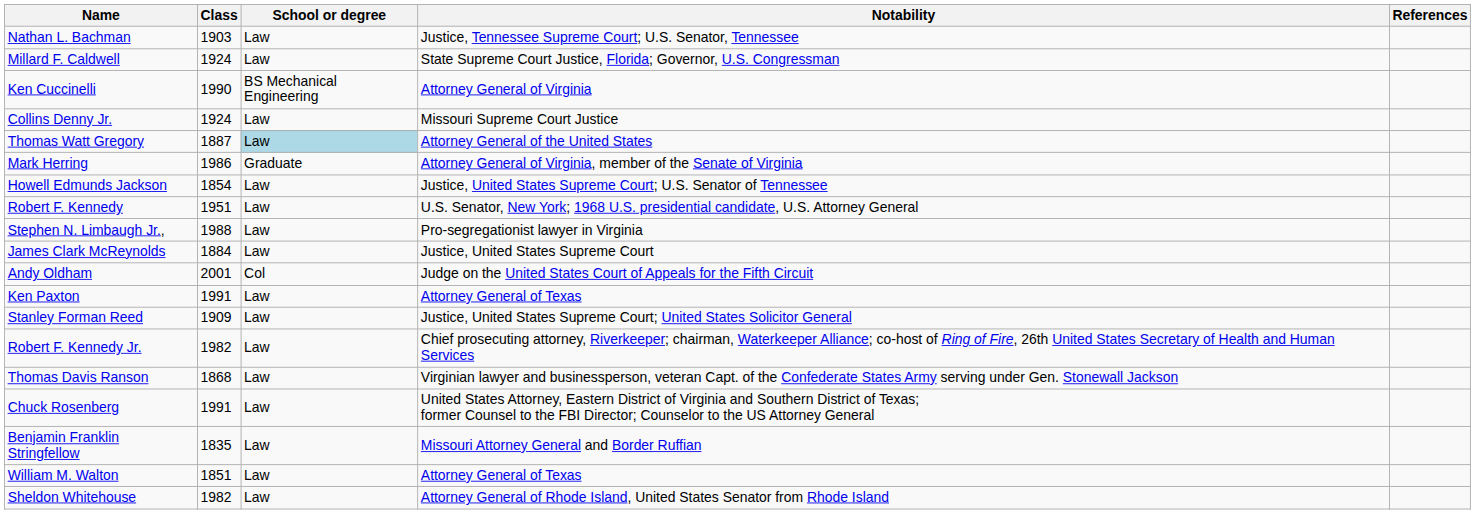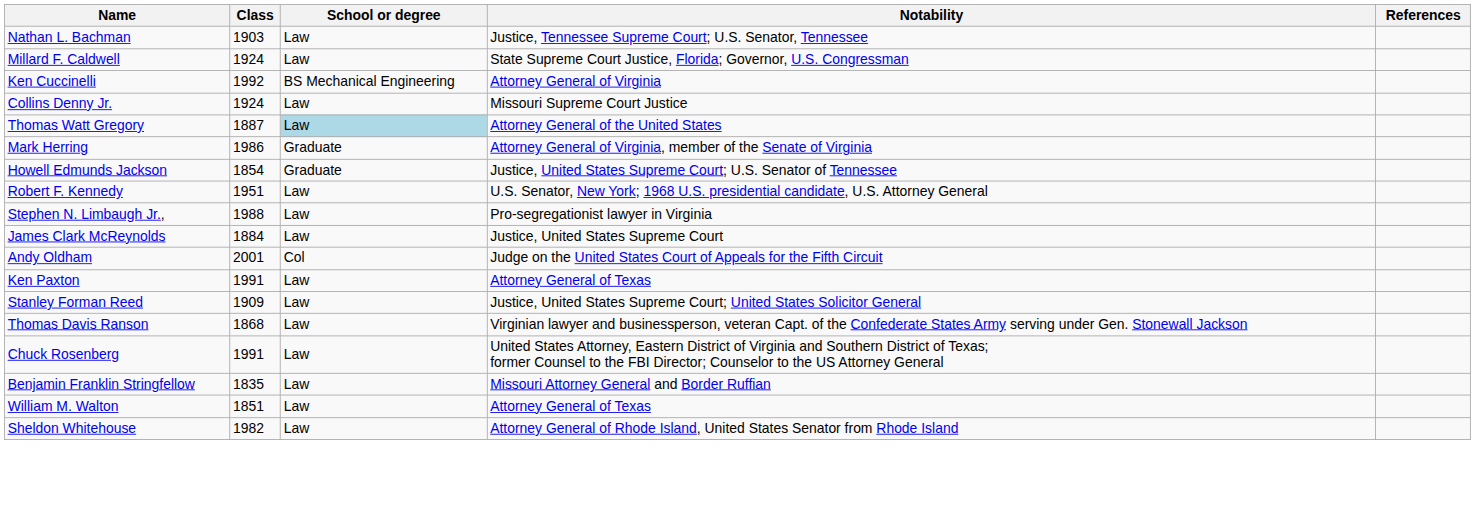(216, 89) 1990 -> (248, 81) 1992
(257, 185) Law -> (313, 170) Graduate
- row: (75, 348)
